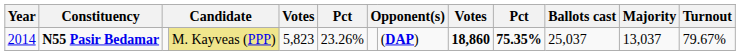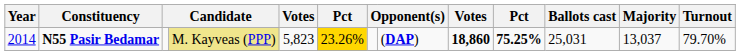(342, 39) no background -> (342, 39) gold background
(519, 39) 75.35% -> (519, 39) 75.25%
(567, 39) 25,037 -> (567, 39) 25,031
(704, 39) 79.67% -> (704, 39) 79.70%
